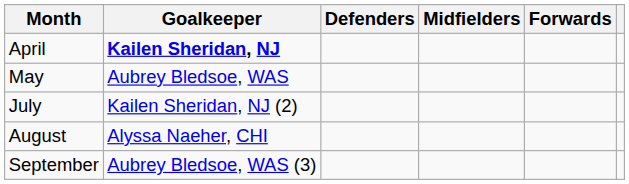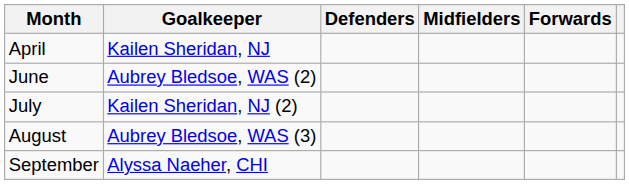(194, 48) bold -> (189, 48) normal
- row: (26, 77)
+ row: (29, 77)
(188, 135) Alyssa Naeher, CHI -> (212, 135) Aubrey Bledsoe, WAS (3)
(212, 164) Aubrey Bledsoe, WAS (3) -> (188, 164) Alyssa Naeher, CHI
